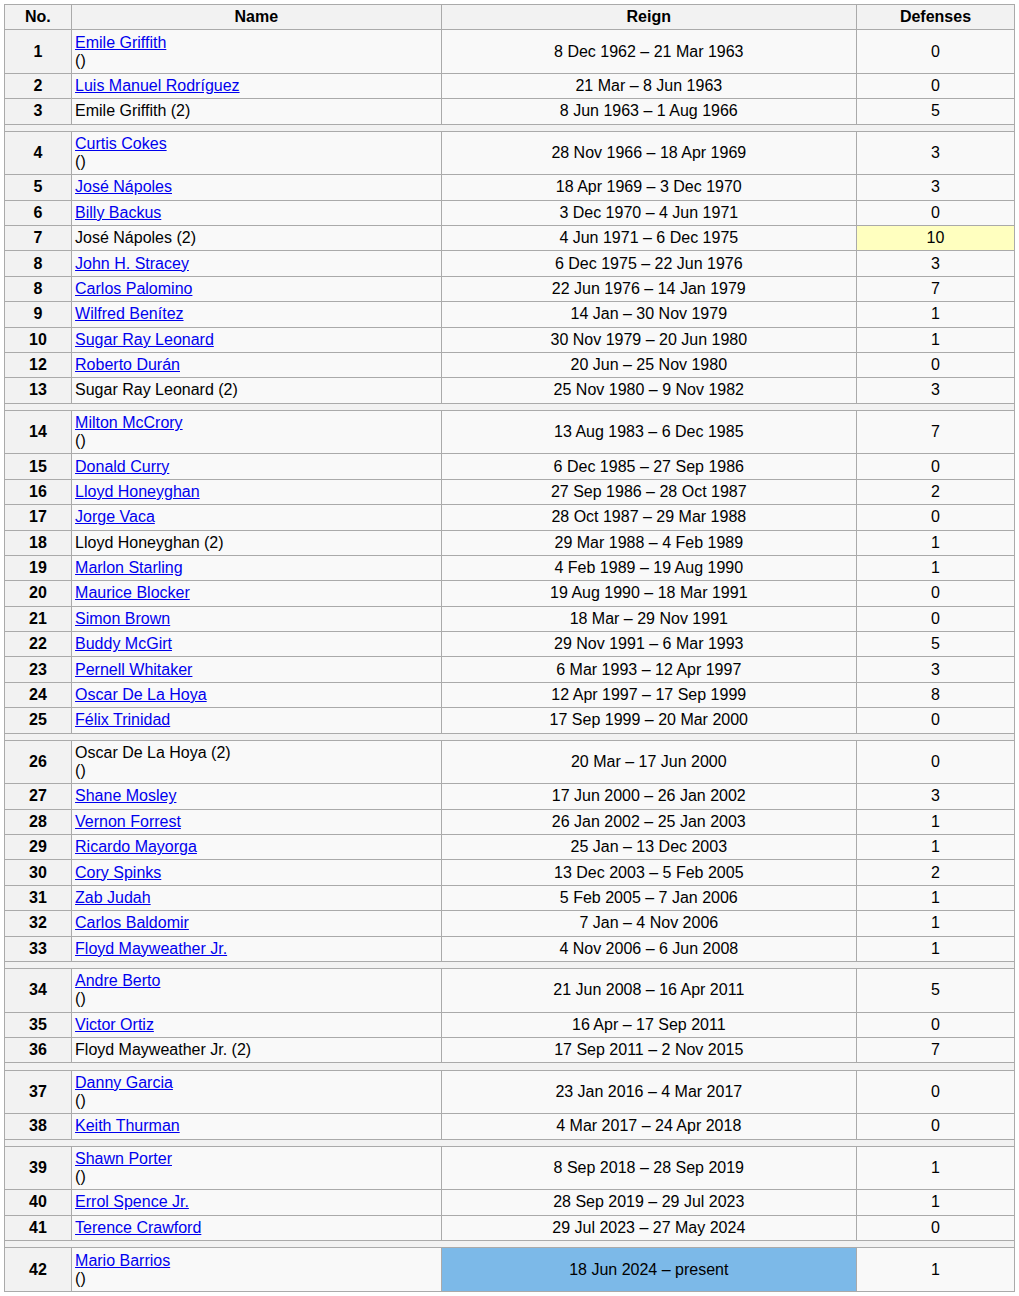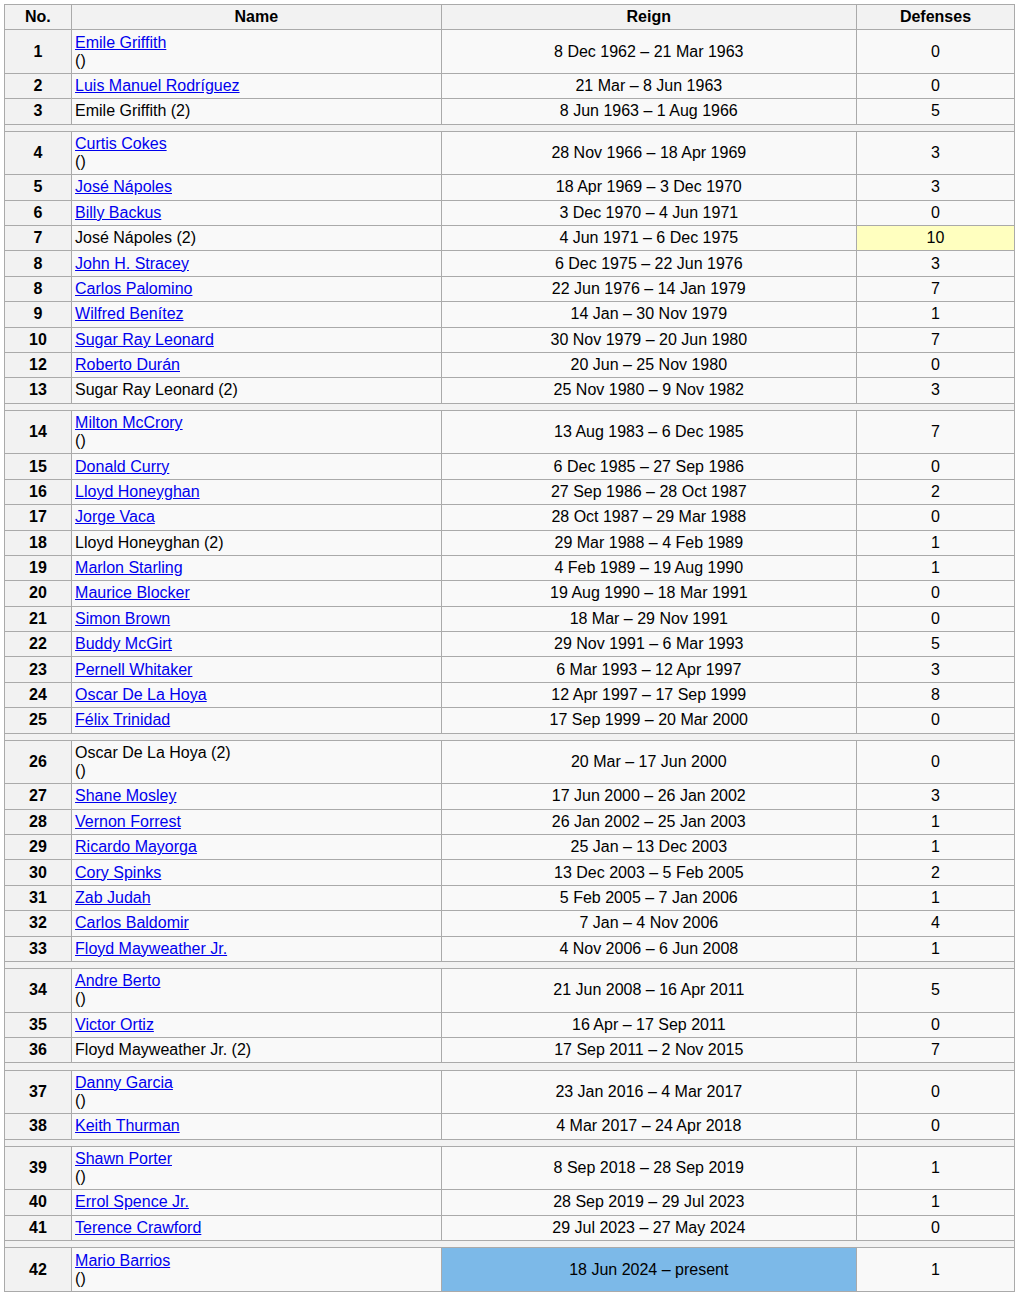(935, 339) 1 -> (935, 339) 7
(935, 923) 1 -> (935, 923) 4
